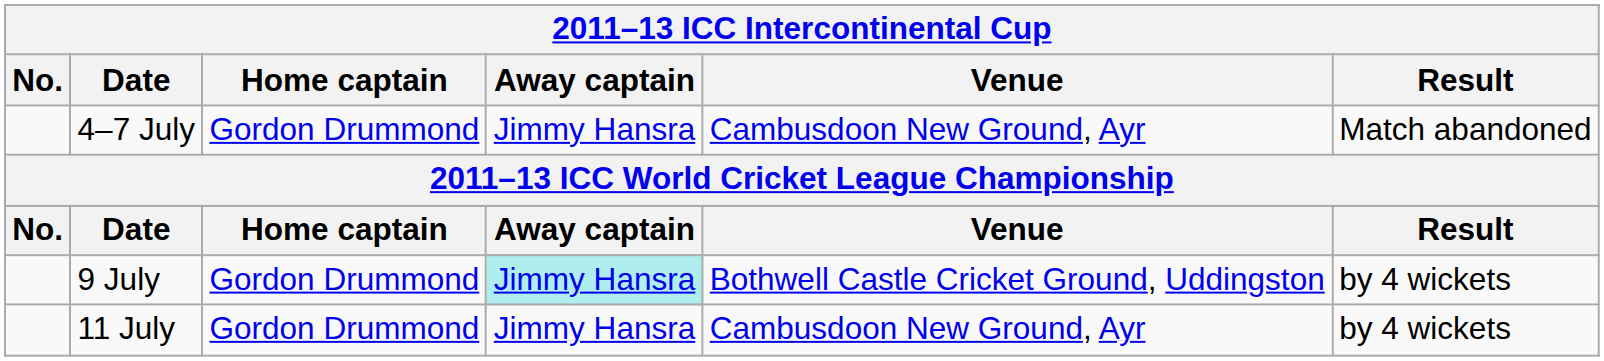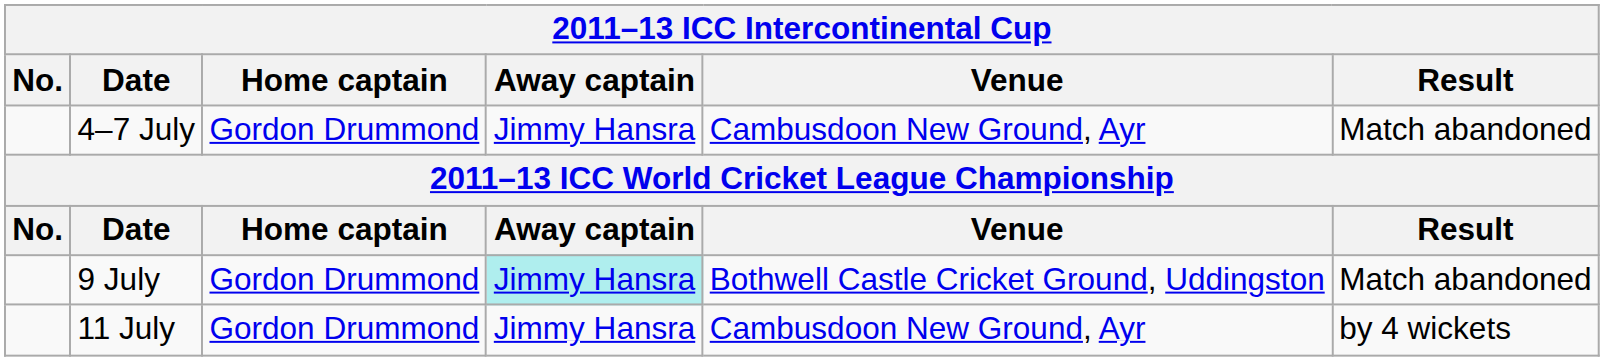(1425, 279) by 4 wickets -> (1465, 279) Match abandoned
